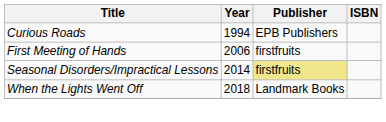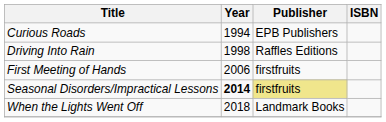+ row: (51, 51)
(237, 70) normal -> (237, 88) bold
